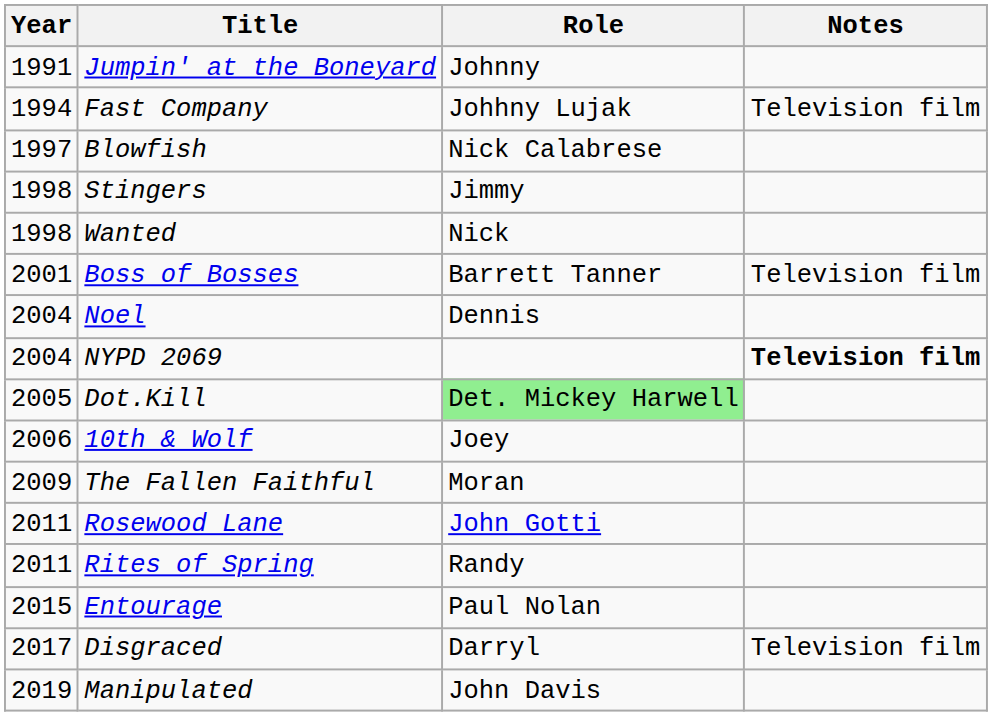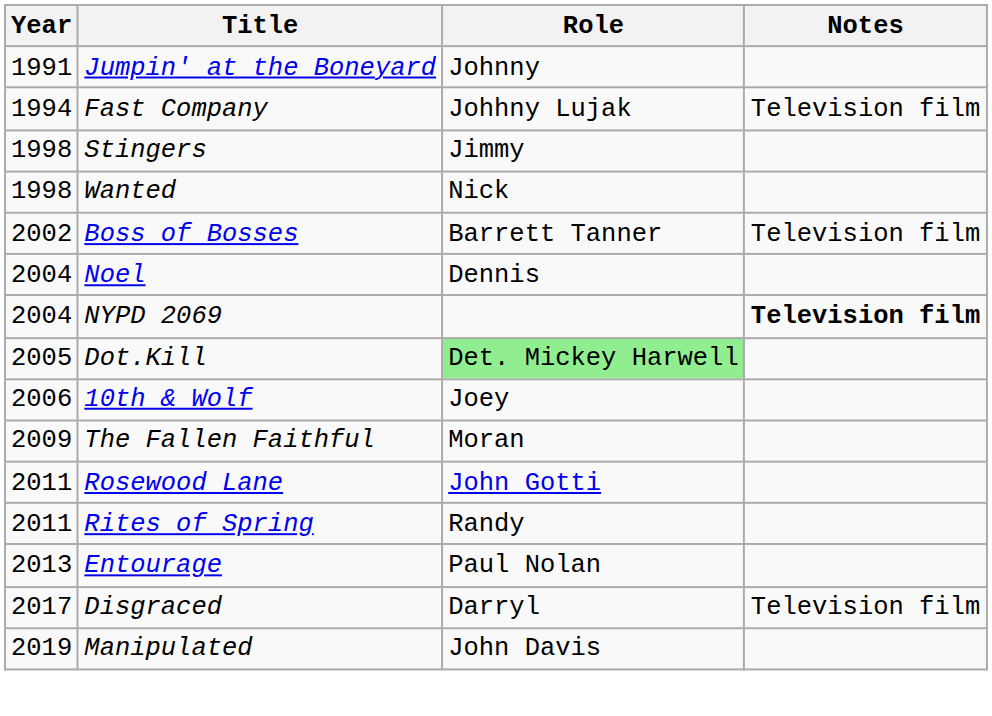- row: (146, 150)
(42, 275) 2001 -> (42, 233) 2002
(42, 607) 2015 -> (42, 566) 2013
